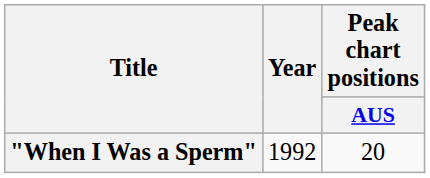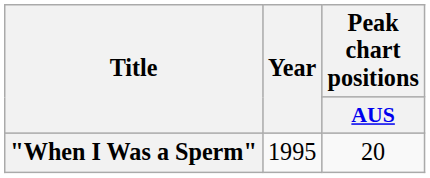(292, 152) 1992 -> (292, 152) 1995
